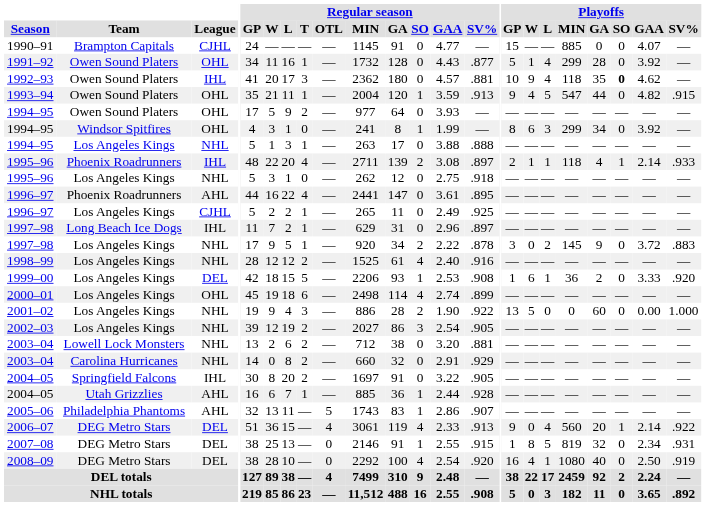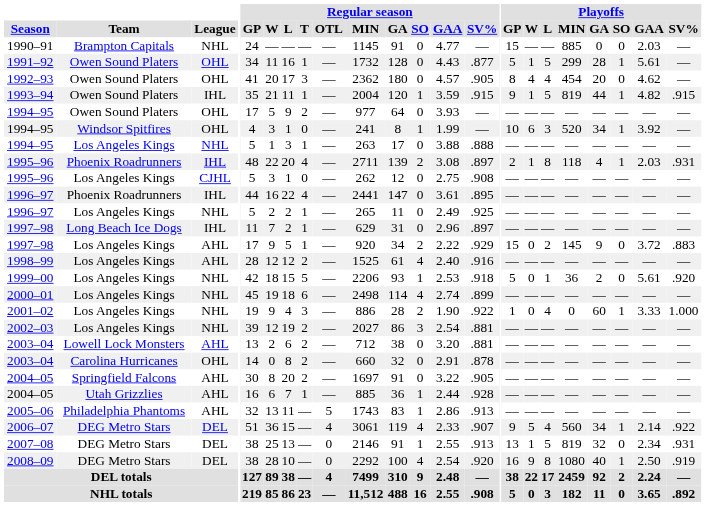(215, 45) CJHL -> (215, 45) NHL
(649, 45) 4.07 -> (649, 45) 2.03
(548, 62) 4 -> (548, 62) 5
(622, 62) 0 -> (622, 62) 1
(649, 62) 3.92 -> (649, 62) 5.61
(215, 78) IHL -> (215, 78) OHL
(482, 78) .881 -> (482, 78) .905
(512, 78) 10 -> (512, 78) 8
(531, 78) 9 -> (531, 78) 4
(572, 78) 118 -> (572, 78) 454
(599, 78) 35 -> (599, 78) 20
(622, 78) bold -> (622, 78) normal
(215, 95) OHL -> (215, 95) IHL
(482, 95) .913 -> (482, 95) .915
(531, 95) 4 -> (531, 95) 1
(572, 95) 547 -> (572, 95) 819
(622, 95) 0 -> (622, 95) 1
(512, 128) 8 -> (512, 128) 10
(572, 128) 299 -> (572, 128) 520
(622, 128) 0 -> (622, 128) 1
(548, 161) 1 -> (548, 161) 8
(649, 161) 2.14 -> (649, 161) 2.03
(684, 161) .933 -> (684, 161) .931
(215, 178) NHL -> (215, 178) CJHL
(482, 178) .918 -> (482, 178) .908
(215, 194) AHL -> (215, 194) IHL
(215, 211) CJHL -> (215, 211) NHL
(215, 244) NHL -> (215, 244) AHL
(482, 244) .878 -> (482, 244) .929
(512, 244) 3 -> (512, 244) 15
(215, 261) NHL -> (215, 261) AHL
(215, 277) DEL -> (215, 277) NHL
(482, 277) .908 -> (482, 277) .918
(512, 277) 1 -> (512, 277) 5
(531, 277) 6 -> (531, 277) 0
(649, 277) 3.33 -> (649, 277) 5.61
(215, 294) OHL -> (215, 294) NHL
(512, 311) 13 -> (512, 311) 1
(531, 311) 5 -> (531, 311) 0
(548, 311) 0 -> (548, 311) 4
(622, 311) 0 -> (622, 311) 1
(649, 311) 0.00 -> (649, 311) 3.33
(482, 327) .905 -> (482, 327) .881
(215, 344) NHL -> (215, 344) AHL
(215, 360) NHL -> (215, 360) OHL
(482, 360) .929 -> (482, 360) .878
(215, 377) IHL -> (215, 377) AHL
(482, 410) .907 -> (482, 410) .913
(482, 427) .913 -> (482, 427) .907
(531, 427) 0 -> (531, 427) 5
(599, 427) 20 -> (599, 427) 34
(482, 443) .915 -> (482, 443) .913
(512, 443) 1 -> (512, 443) 13
(531, 443) 8 -> (531, 443) 1
(531, 460) 4 -> (531, 460) 9
(548, 460) 1 -> (548, 460) 8
(622, 460) 0 -> (622, 460) 1
